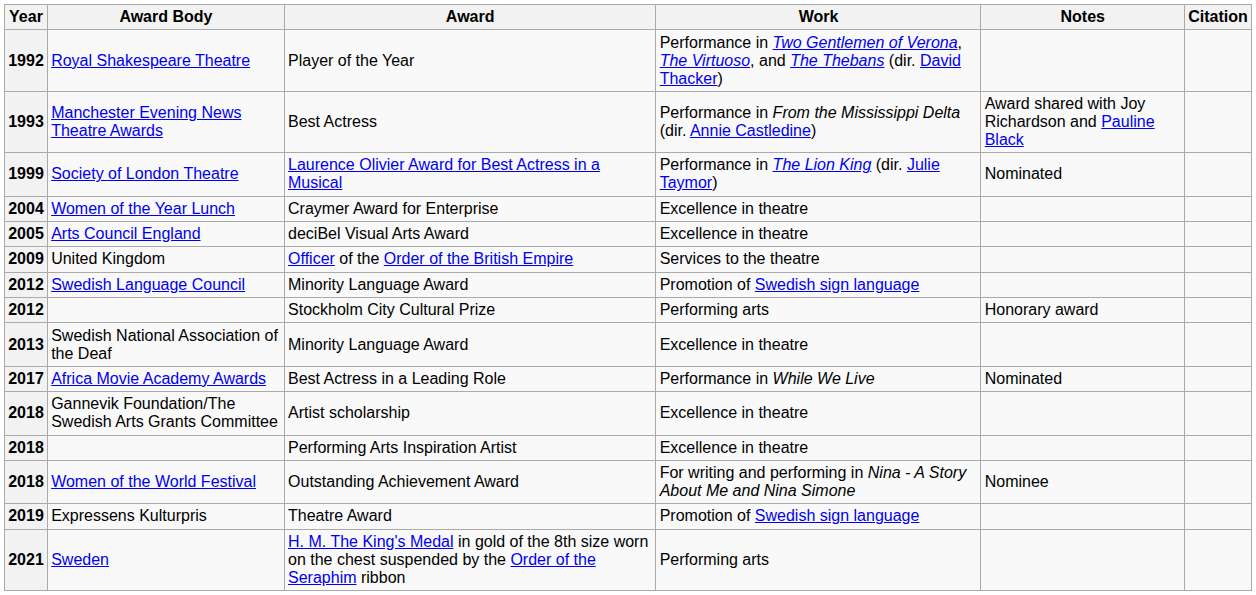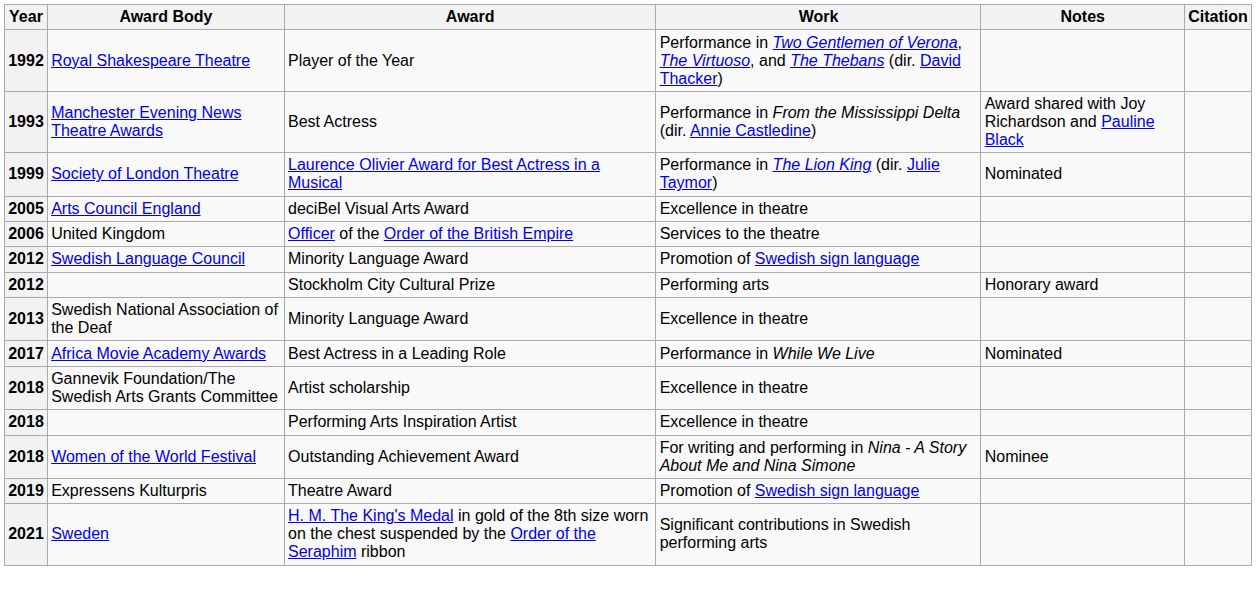- row: (143, 208)
(26, 259) 2009 -> (26, 234) 2006
(714, 559) Performing arts -> (785, 534) Significant contributions in Swedish performing arts
